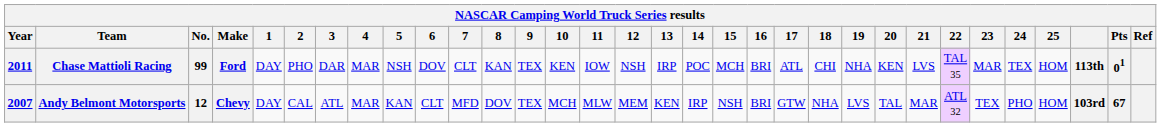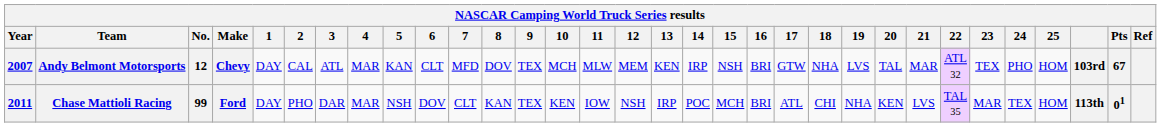rows swapped: (112, 103) <-> (112, 66)
